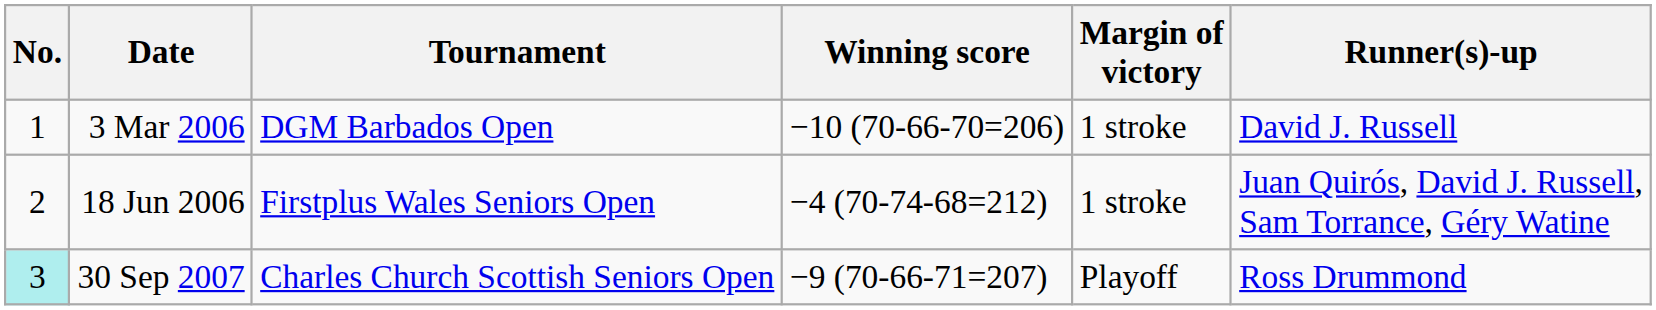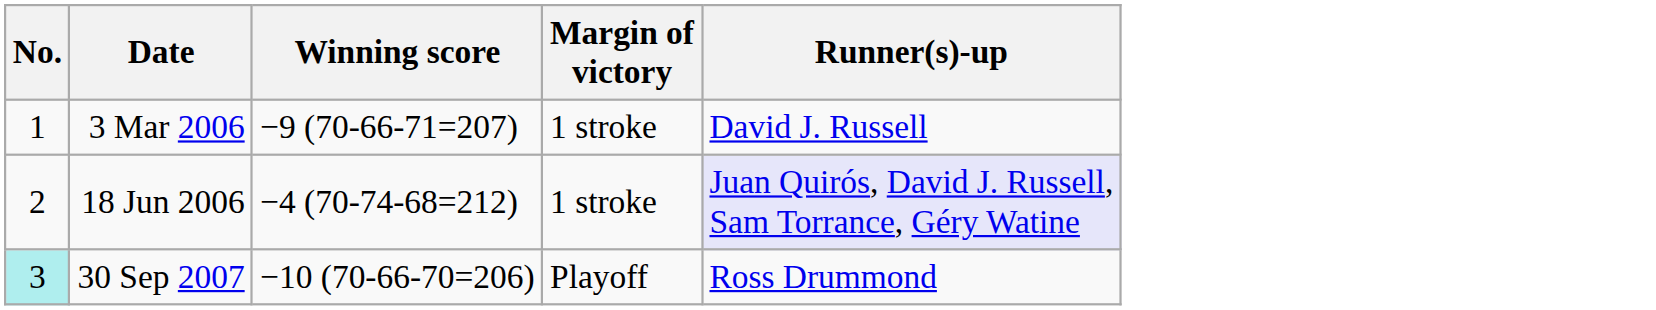- column: (517, 52)
(927, 126) −10 (70-66-70=206) -> (389, 126) −9 (70-66-71=207)
(1441, 201) no background -> (911, 201) lavender background
(919, 276) −9 (70-66-71=207) -> (397, 276) −10 (70-66-70=206)
